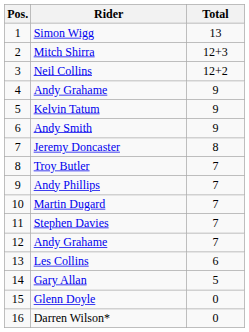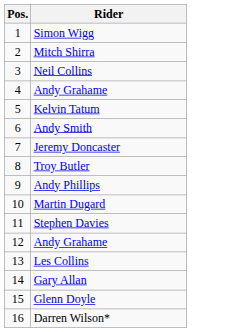- column: (215, 14)
